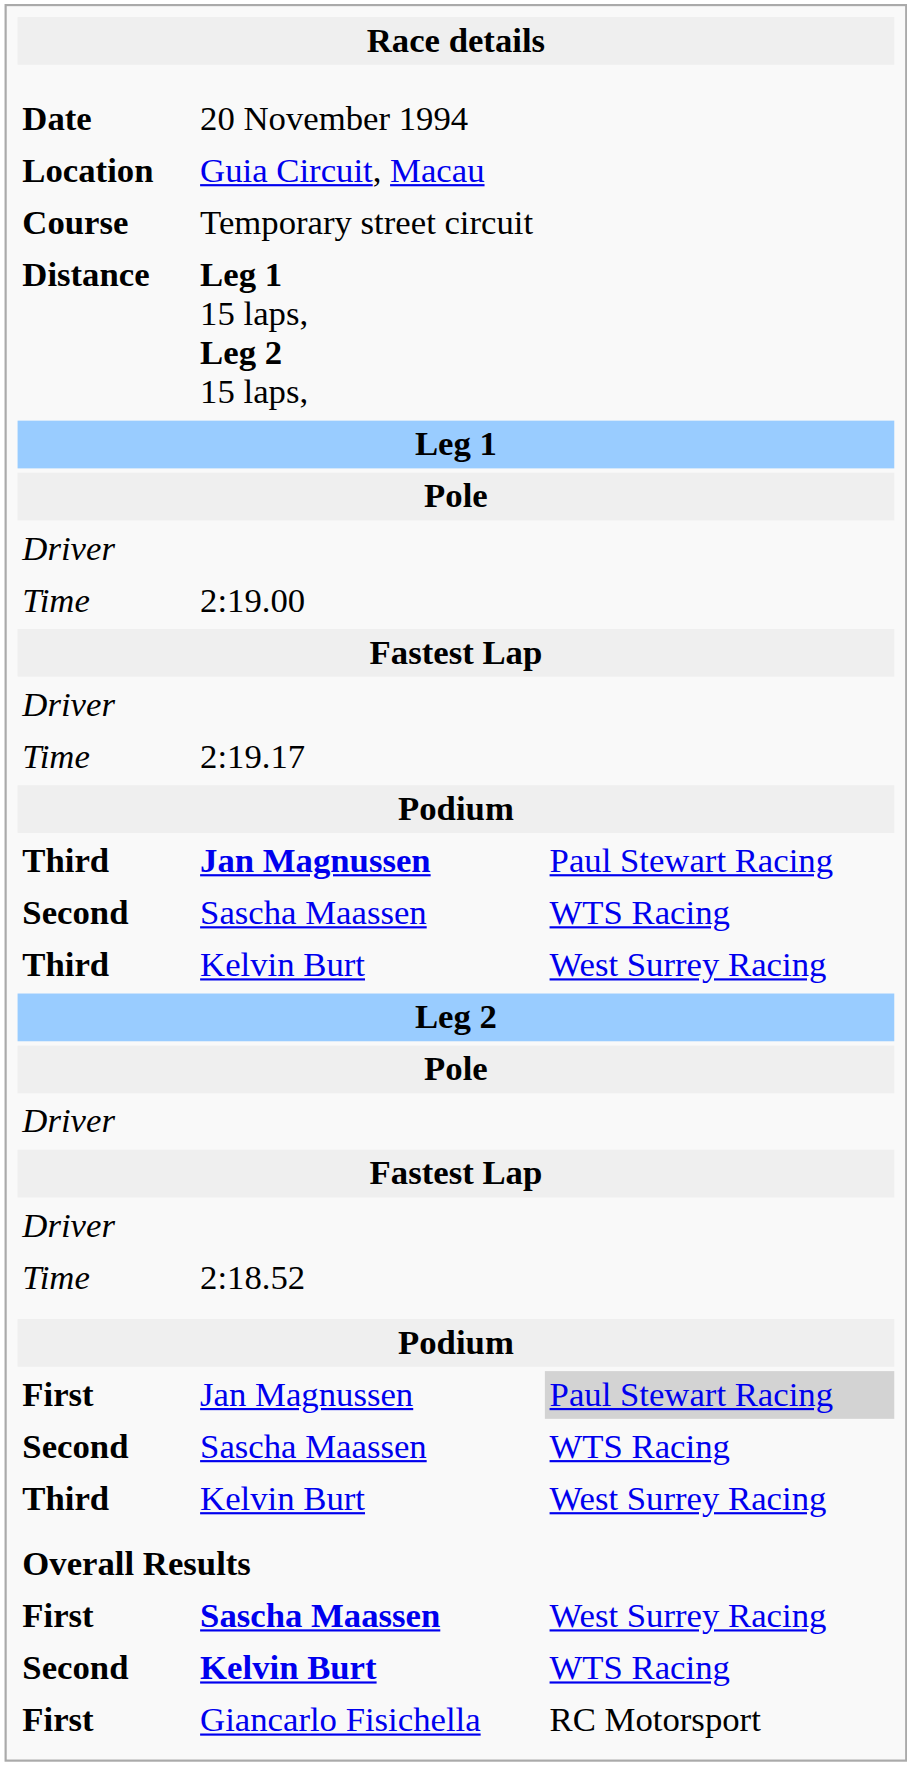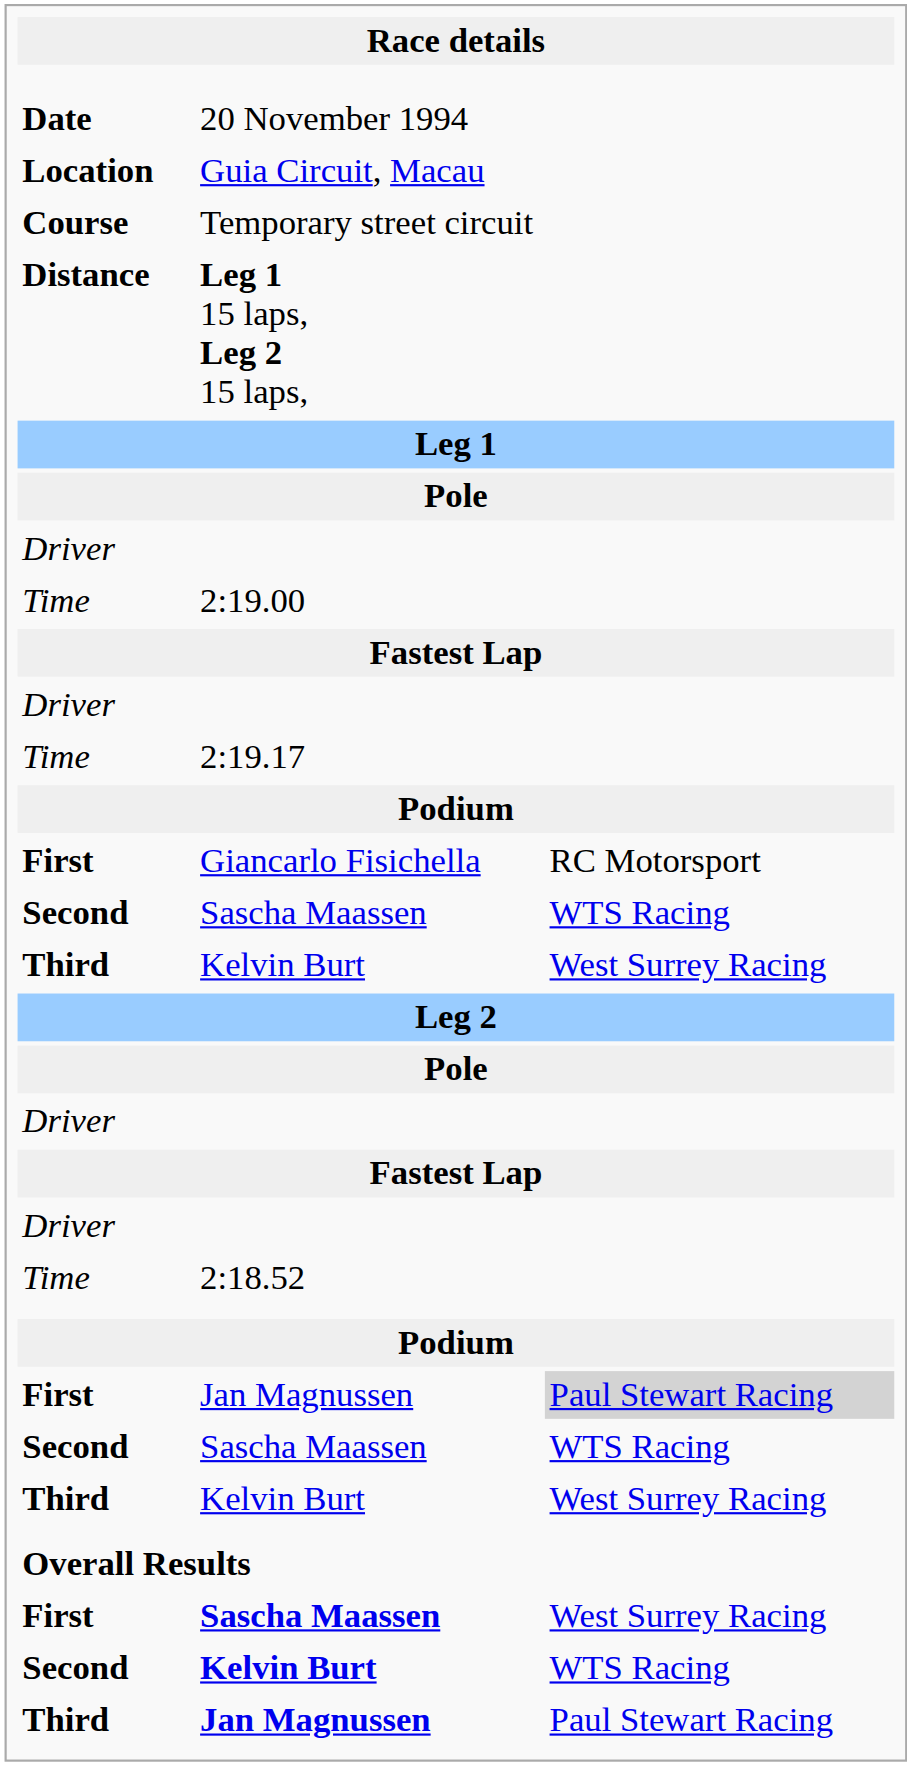rows swapped: (58, 1720) <-> (66, 860)
